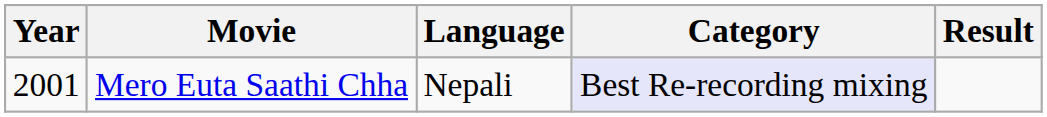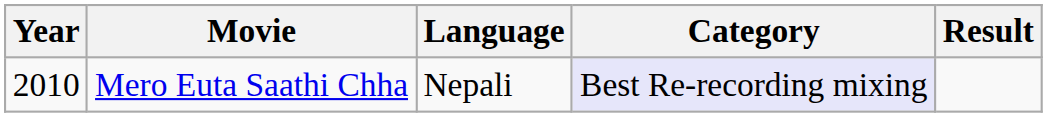(46, 84) 2001 -> (46, 84) 2010
